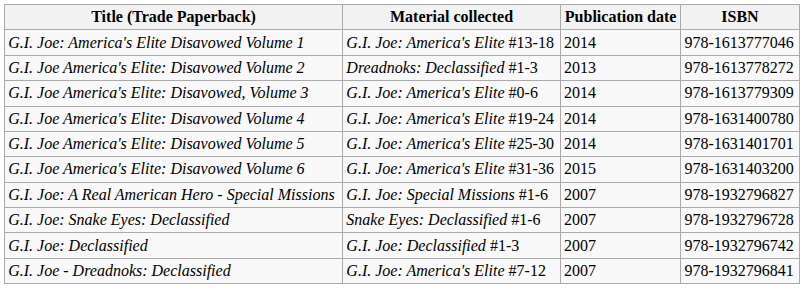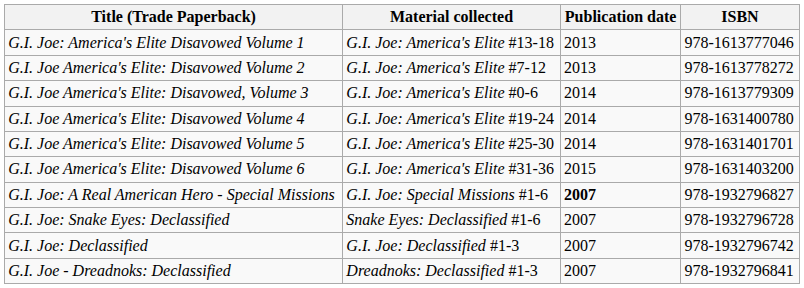(580, 42) 2014 -> (580, 42) 2013
(442, 67) Dreadnoks: Declassified #1-3 -> (446, 67) G.I. Joe: America's Elite #7-12
(580, 194) normal -> (580, 194) bold
(446, 270) G.I. Joe: America's Elite #7-12 -> (442, 270) Dreadnoks: Declassified #1-3
